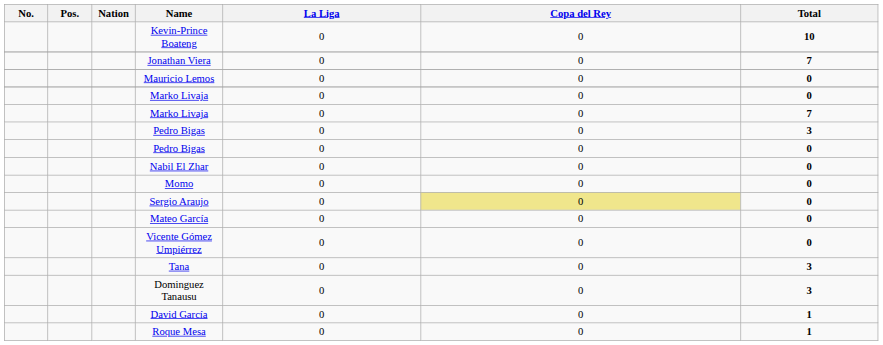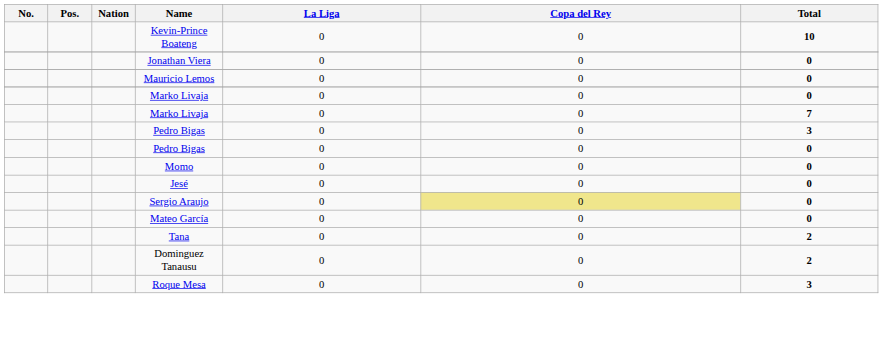(809, 61) 7 -> (809, 61) 0
- row: (26, 166)
+ row: (26, 184)
- row: (26, 243)
(809, 266) 3 -> (809, 236) 2
(809, 290) 3 -> (809, 260) 2
- row: (26, 314)
(809, 331) 1 -> (809, 284) 3
